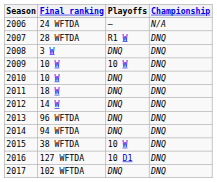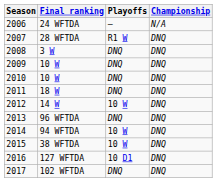(118, 64) 10 W -> (115, 64) DNQ
(115, 104) DNQ -> (118, 104) 10 W
(115, 131) DNQ -> (118, 131) 10 W
